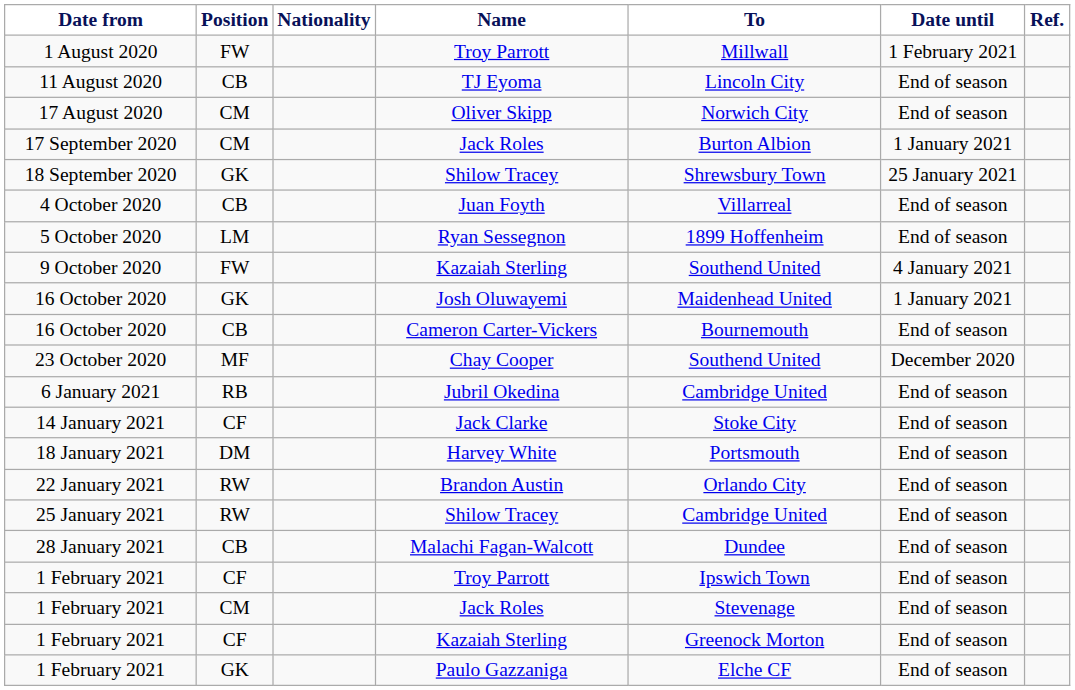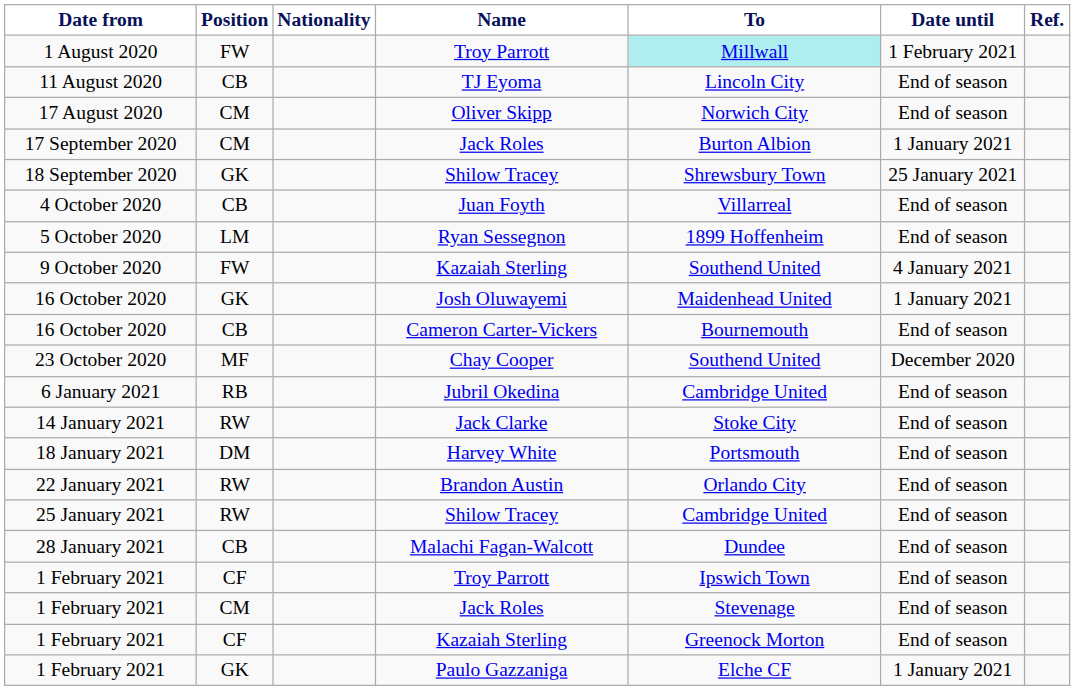(755, 50) no background -> (755, 50) paleturquoise background
(235, 422) CF -> (235, 422) RW
(953, 670) End of season -> (953, 670) 1 January 2021
